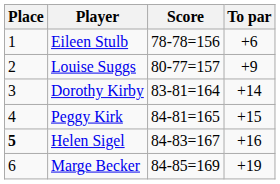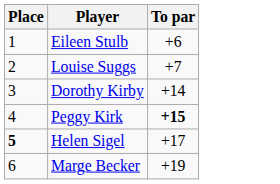- column: (185, 16)
(249, 66) +9 -> (173, 66) +7
(249, 116) normal -> (173, 116) bold
(249, 141) +16 -> (173, 141) +17
